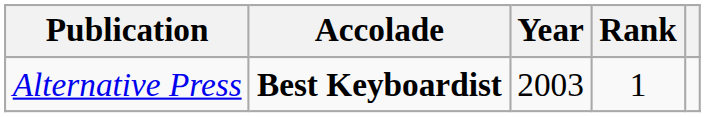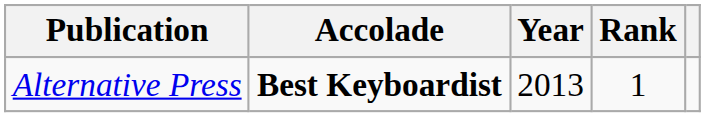(551, 83) 2003 -> (551, 83) 2013
